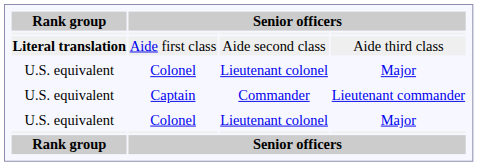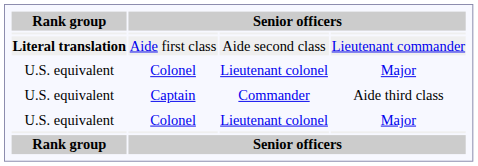(398, 45) Aide third class -> (398, 45) Lieutenant commander
(398, 95) Lieutenant commander -> (398, 95) Aide third class
